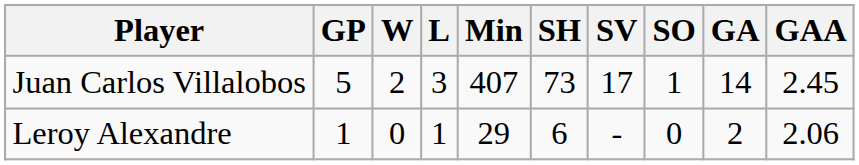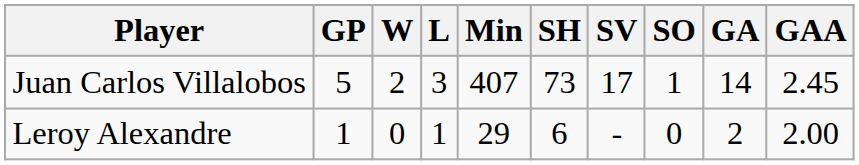(811, 133) 2.06 -> (811, 133) 2.00
